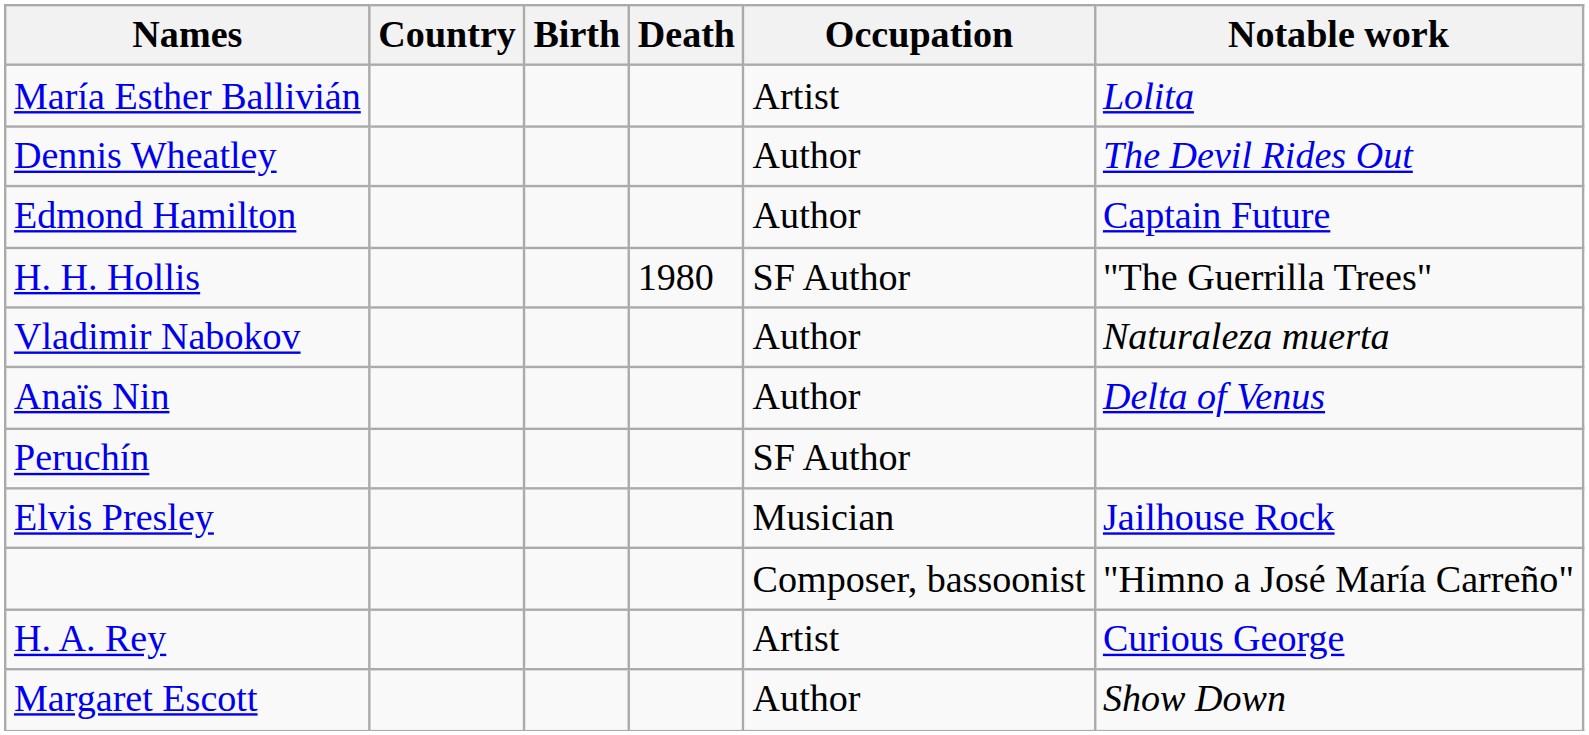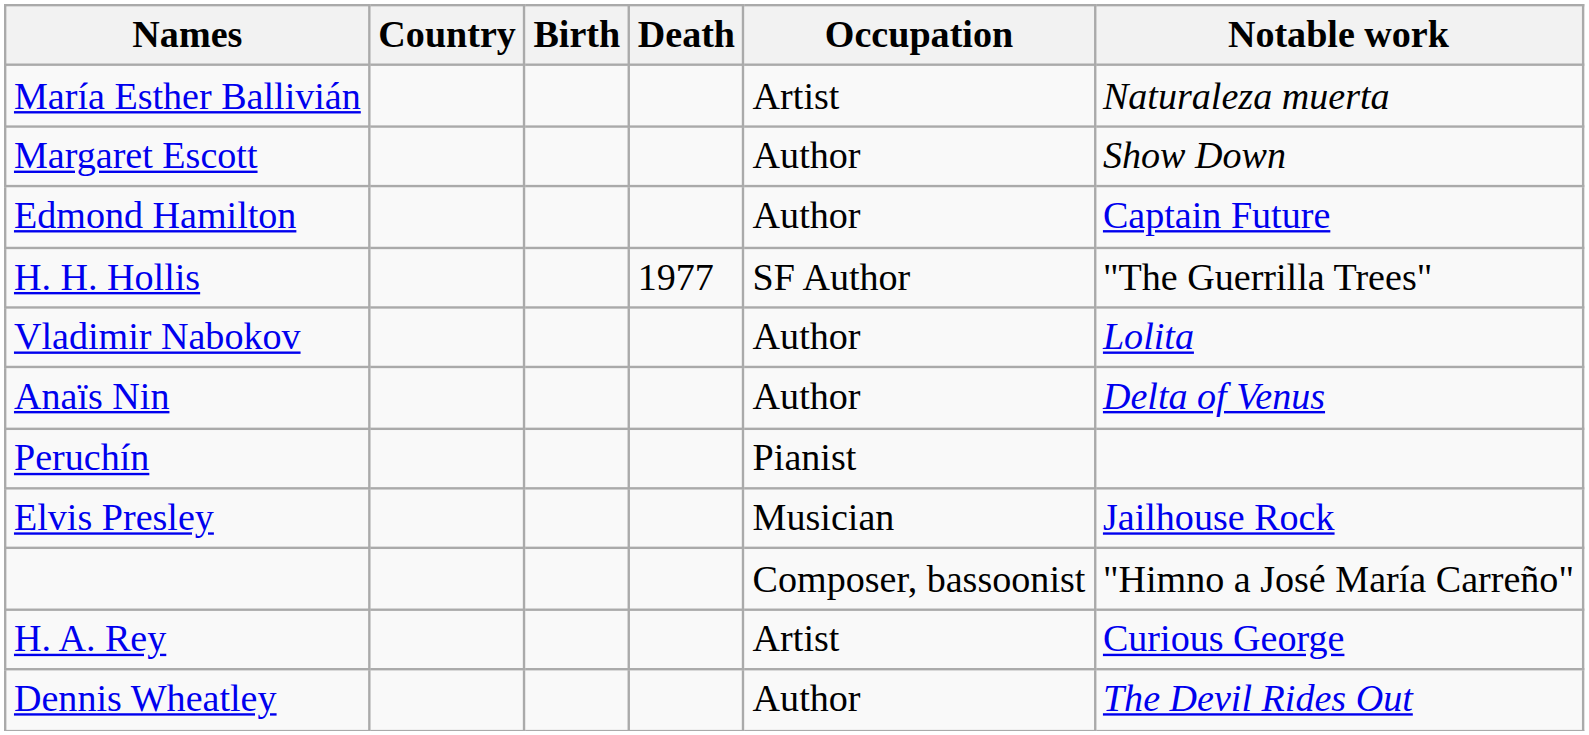(1148, 95) Lolita -> (1246, 95) Naturaleza muerta
rows swapped: (136, 699) <-> (145, 155)
(676, 276) 1980 -> (676, 276) 1977
(1246, 336) Naturaleza muerta -> (1148, 336) Lolita
(831, 457) SF Author -> (804, 457) Pianist
